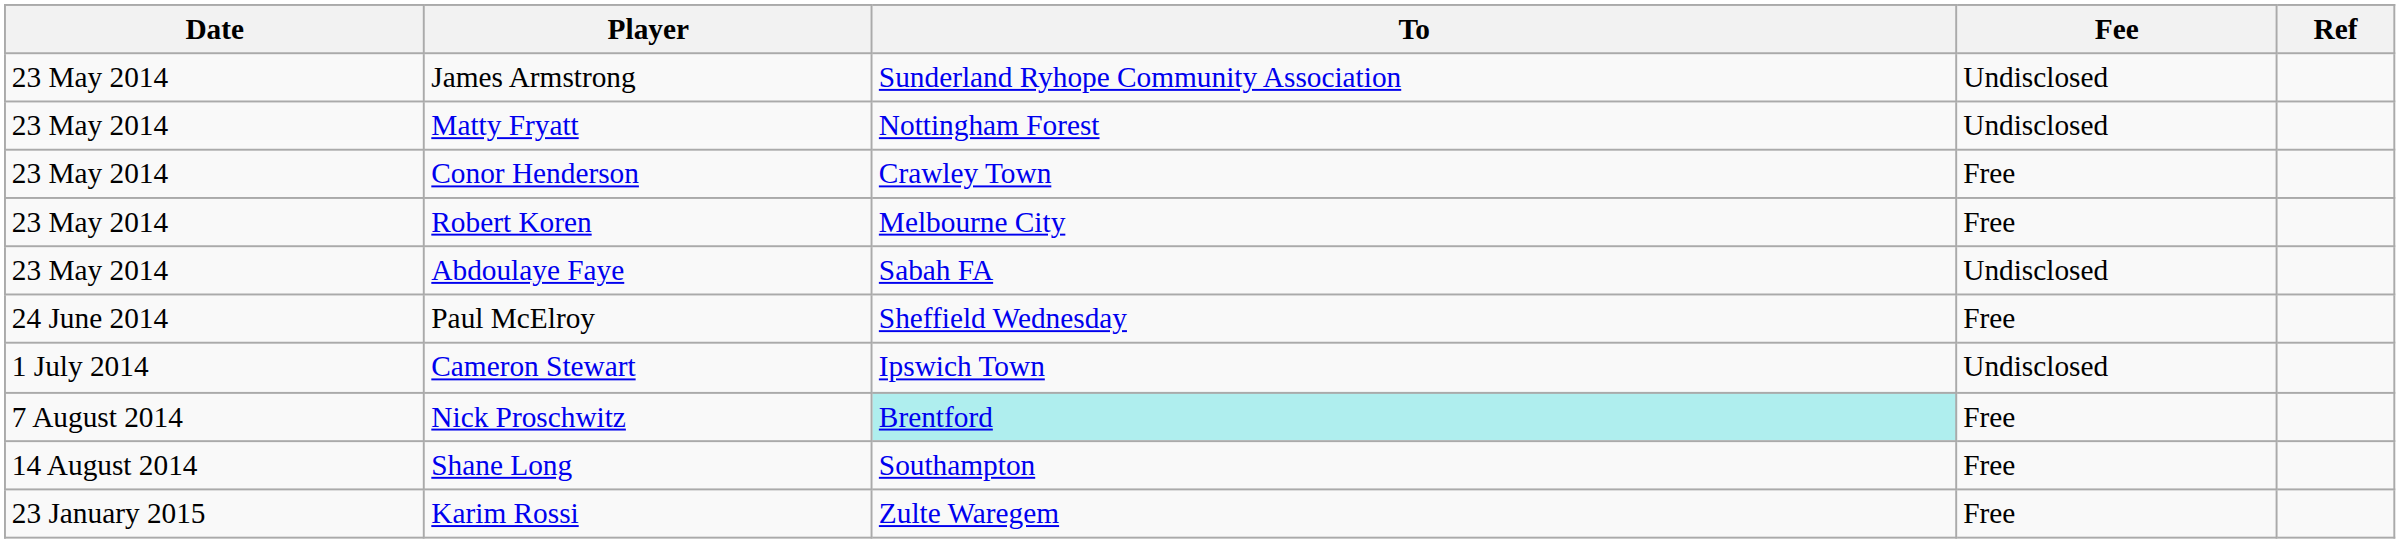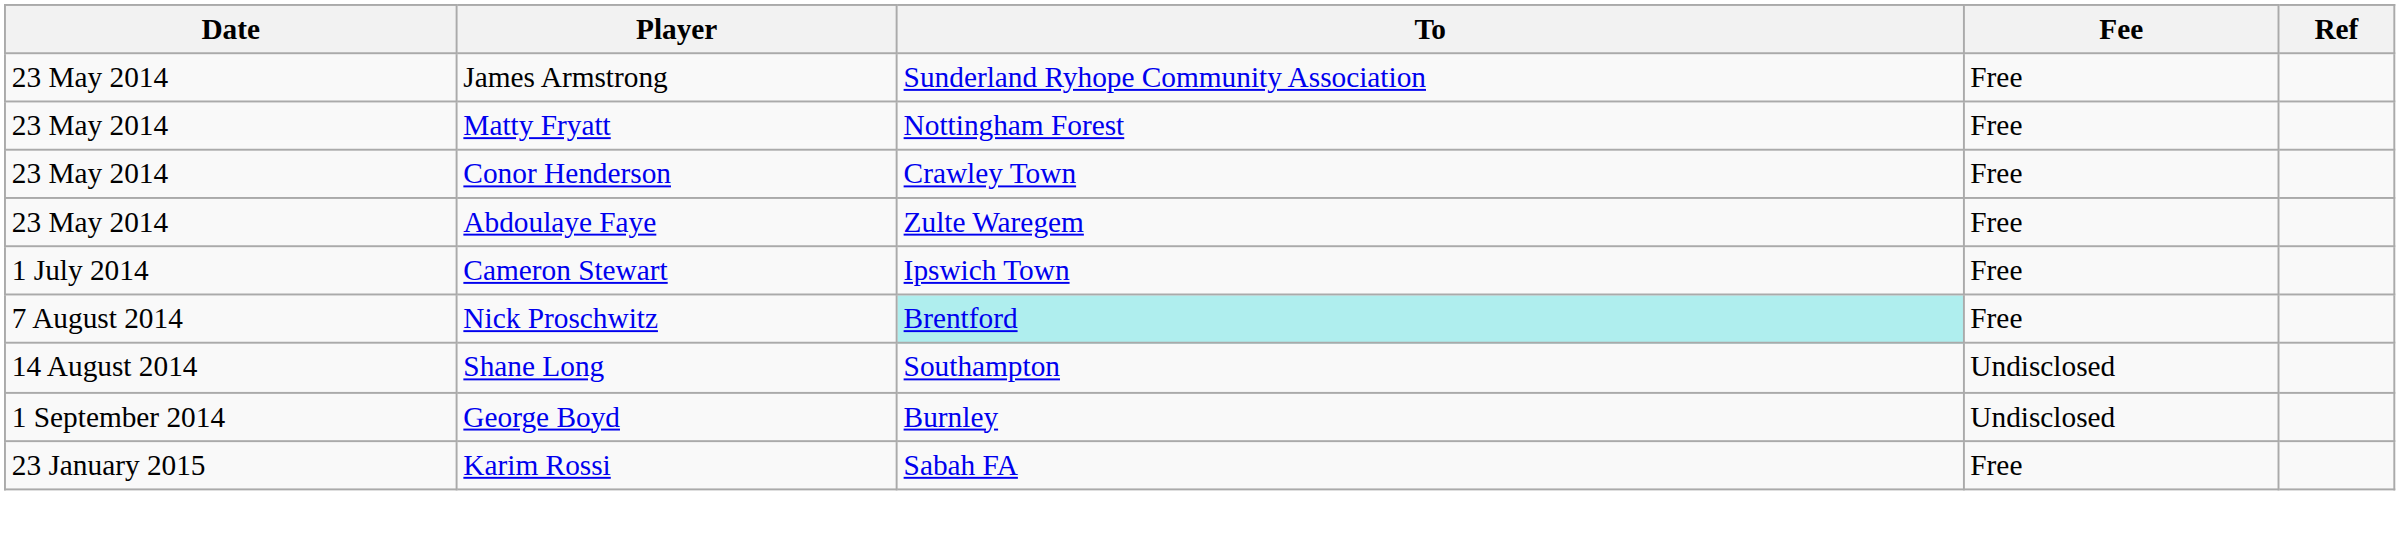(2036, 77) Undisclosed -> (1996, 77) Free
(2036, 125) Undisclosed -> (1996, 125) Free
- row: (511, 222)
(936, 270) Sabah FA -> (994, 222) Zulte Waregem
(2036, 270) Undisclosed -> (1996, 222) Free
- row: (513, 319)
(2036, 367) Undisclosed -> (1996, 270) Free
(1989, 464) Free -> (2043, 367) Undisclosed
+ row: (542, 415)
(969, 512) Zulte Waregem -> (961, 464) Sabah FA
